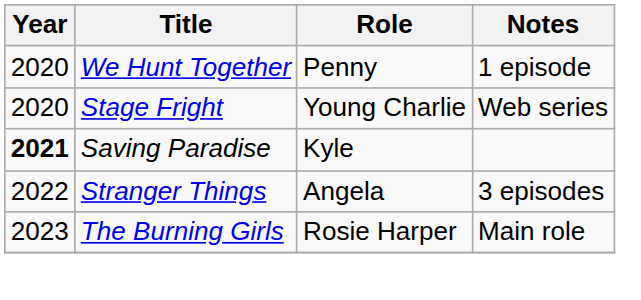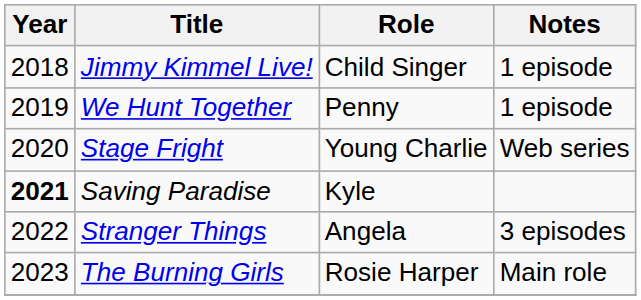+ row: (197, 66)
(40, 66) 2020 -> (40, 107) 2019
